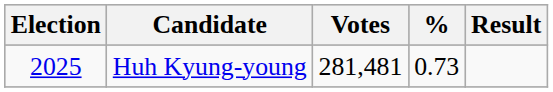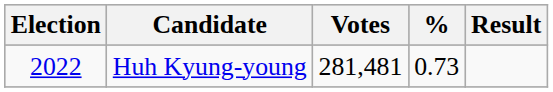(56, 65) 2025 -> (56, 65) 2022
